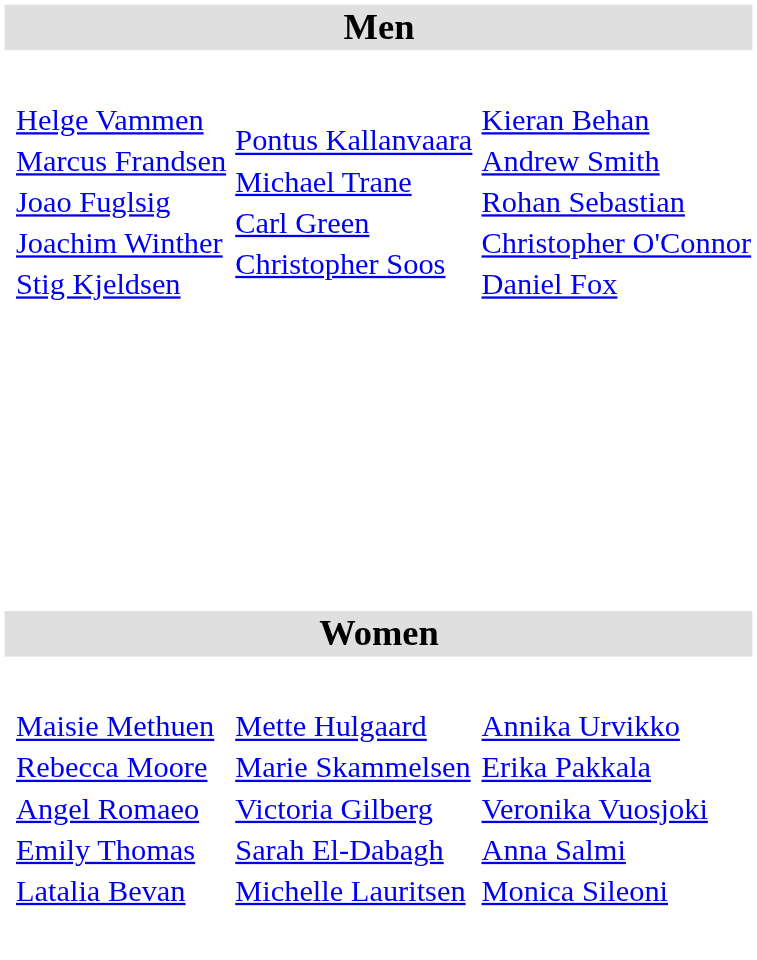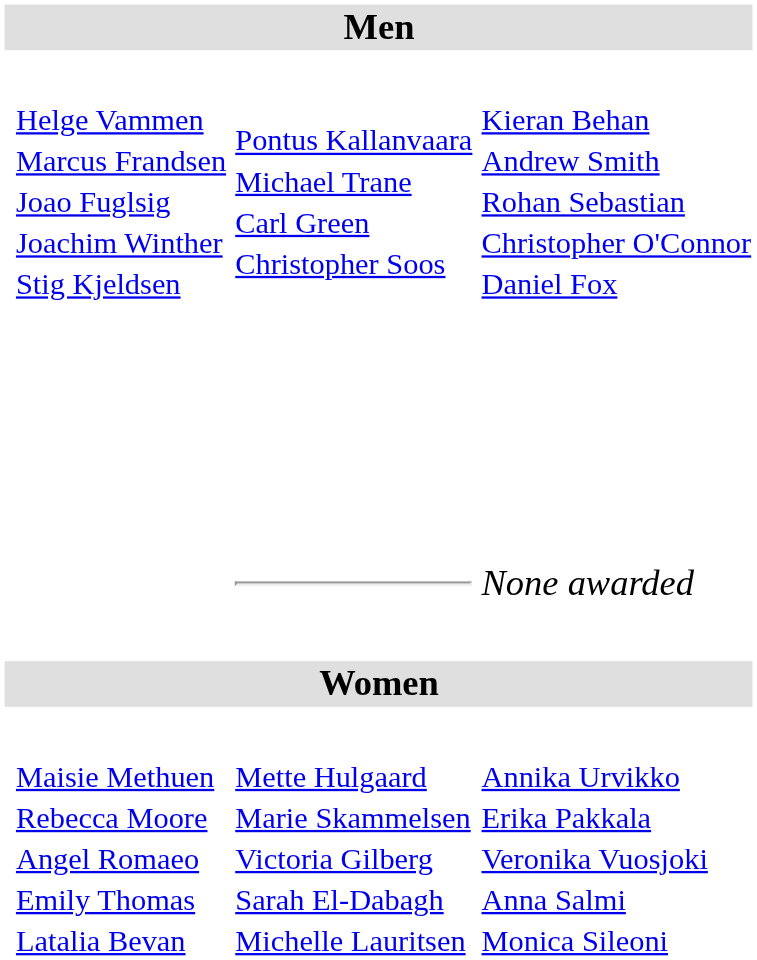+ row: (121, 584)
